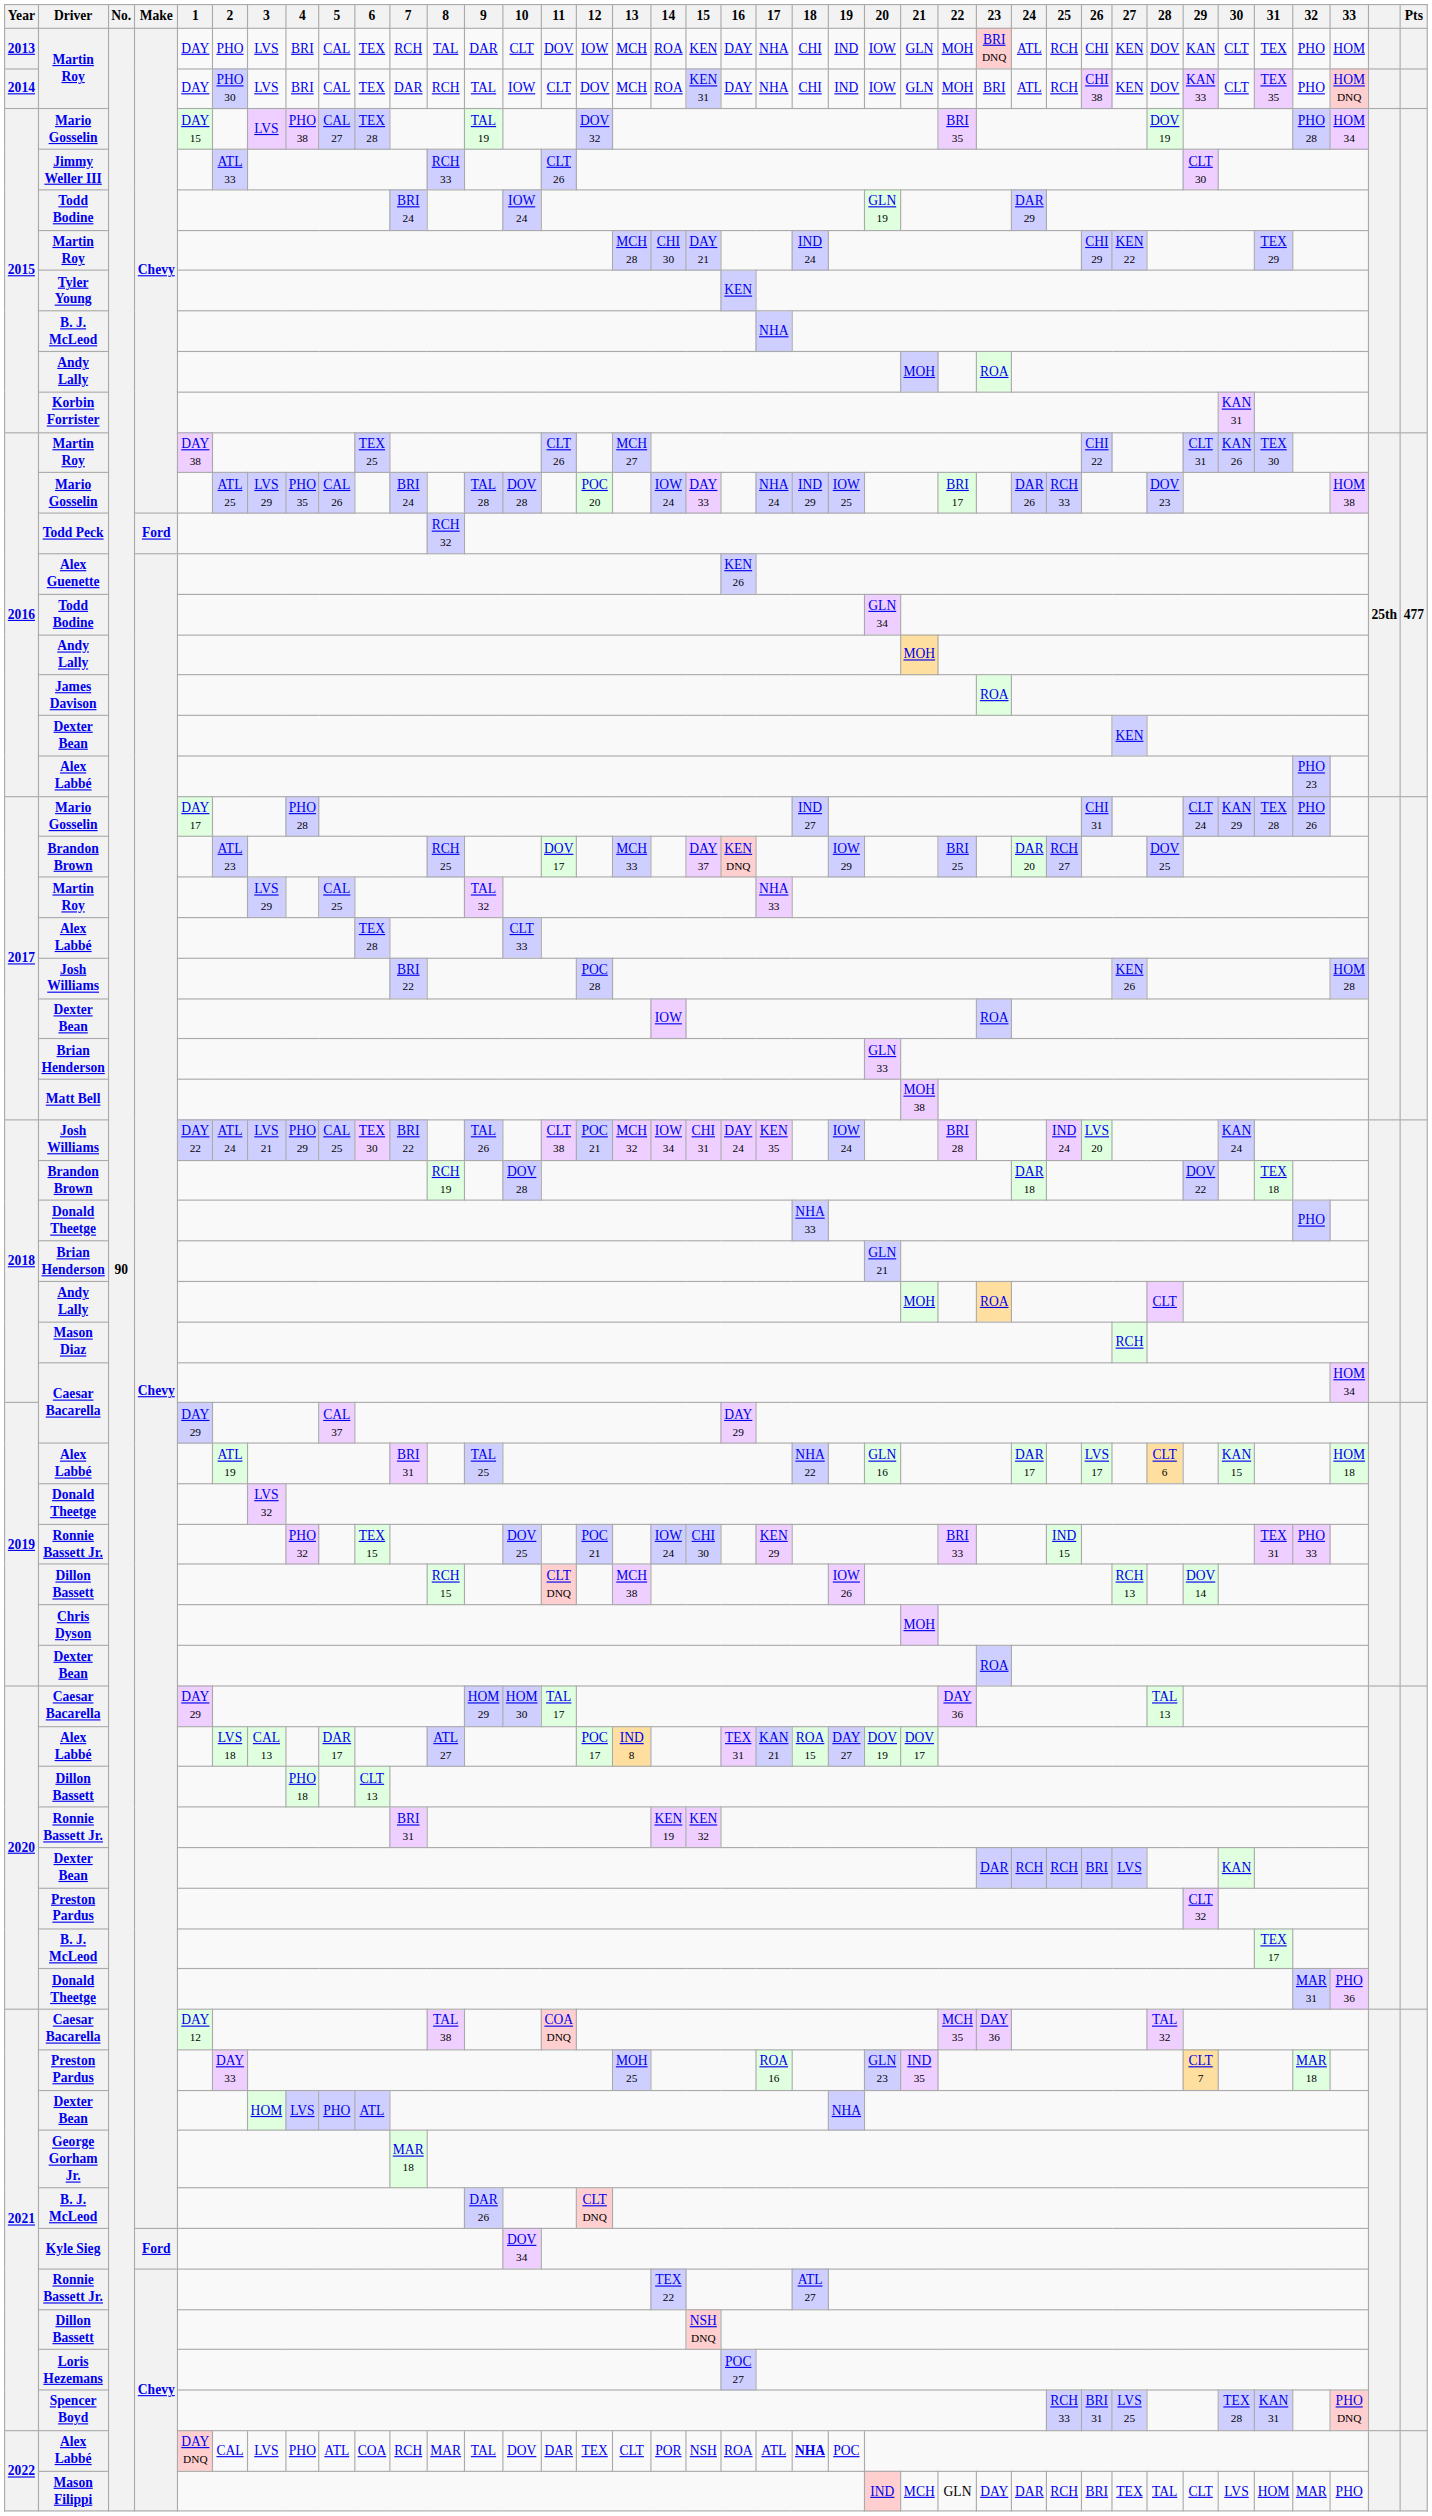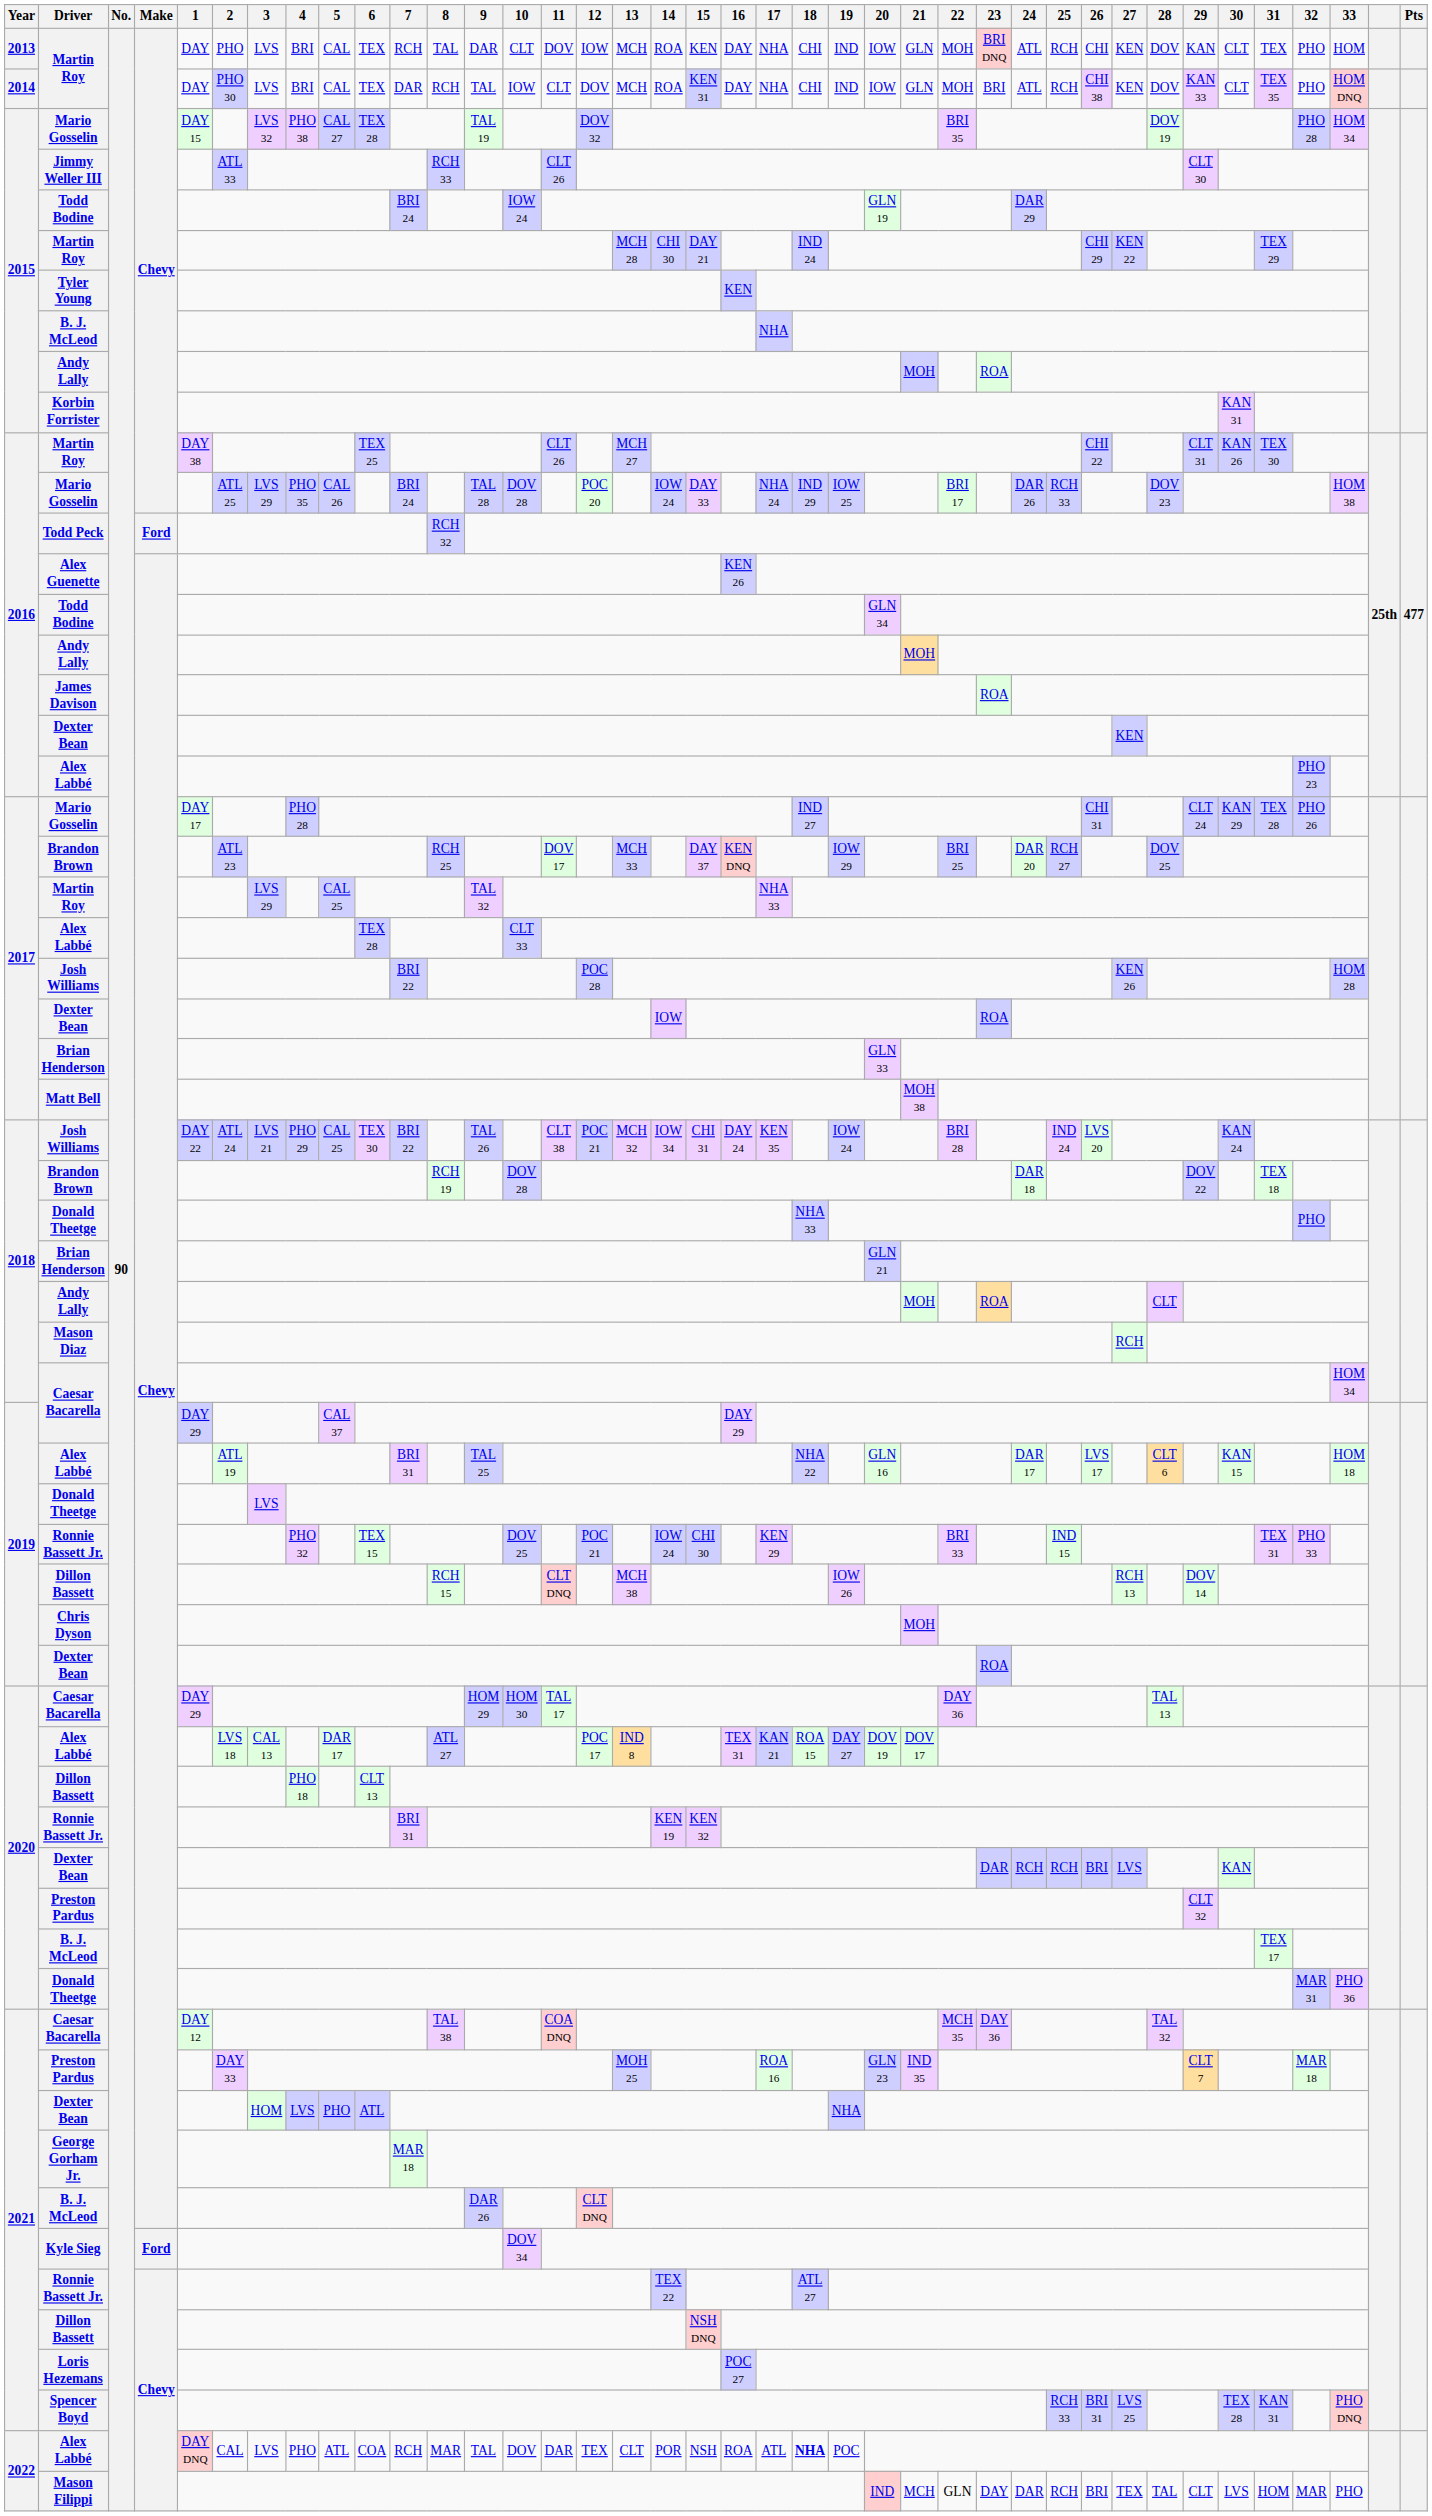(266, 129) LVS -> (266, 128) LVS 32
(266, 1503) LVS 32 -> (266, 1503) LVS
